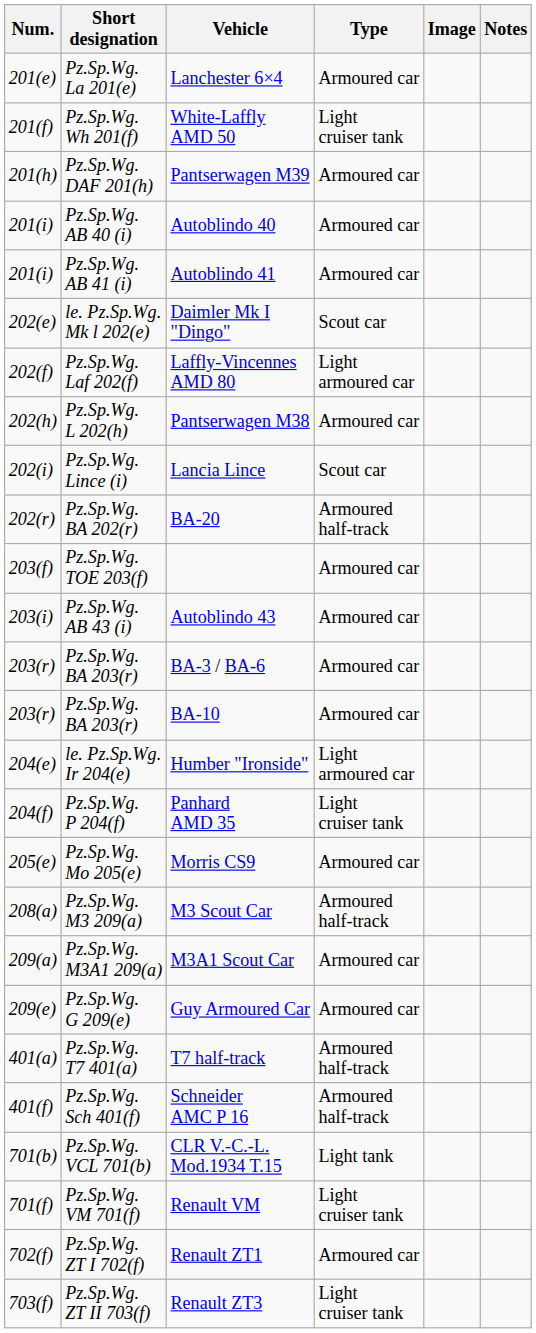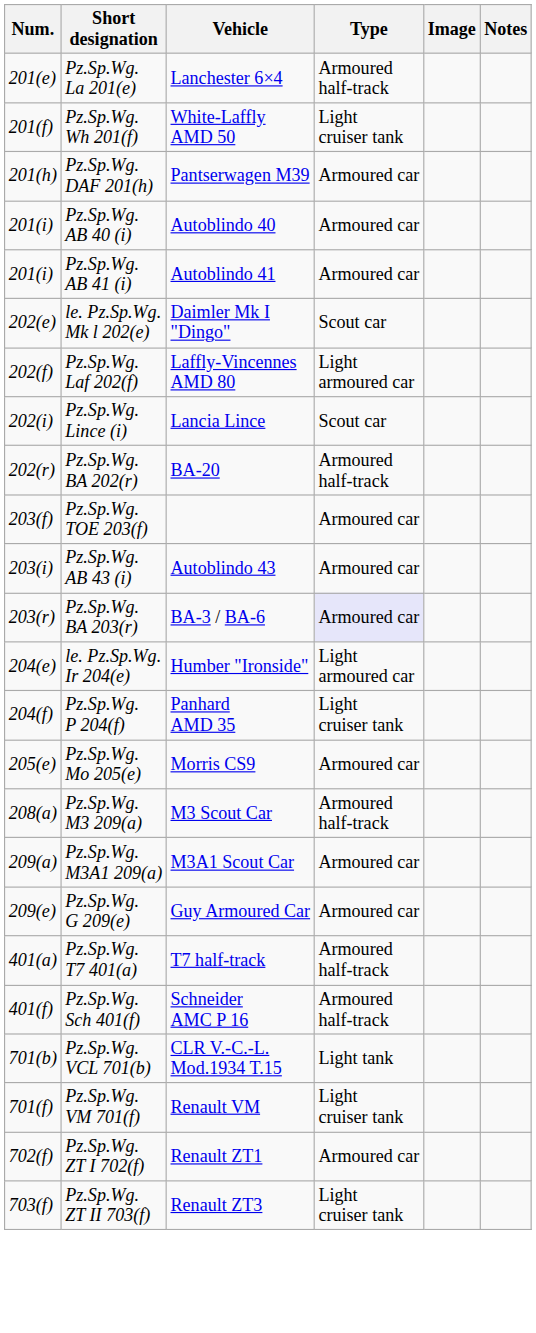(369, 78) Armoured car -> (356, 78) Armoured half-track
- row: (240, 421)
(369, 666) no background -> (369, 617) lavender background
- row: (195, 715)
